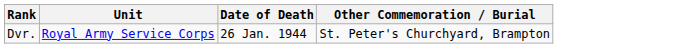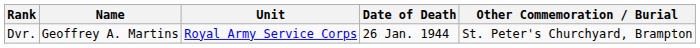+ column: (110, 14)
